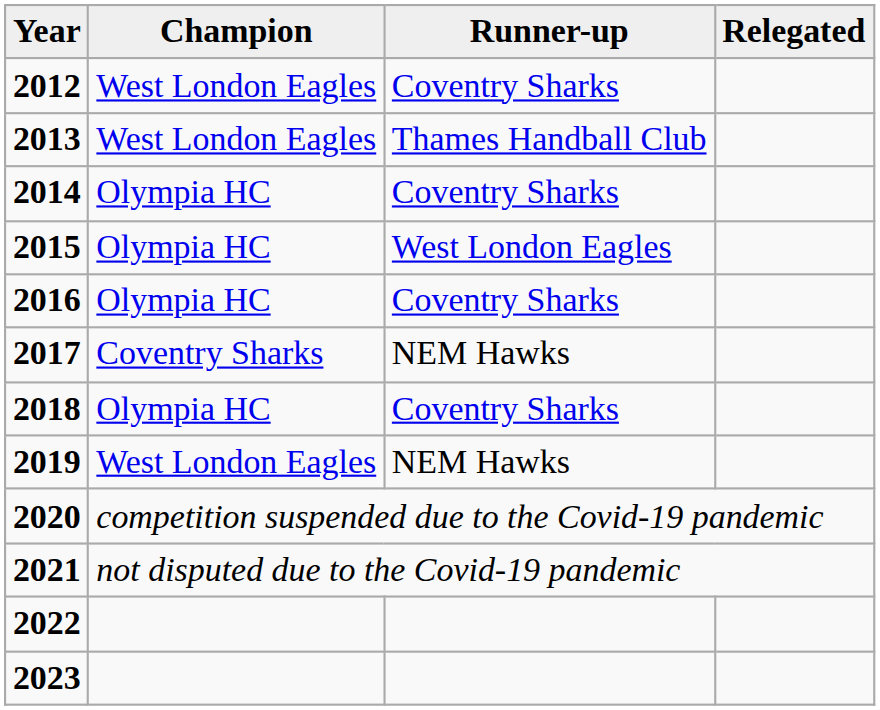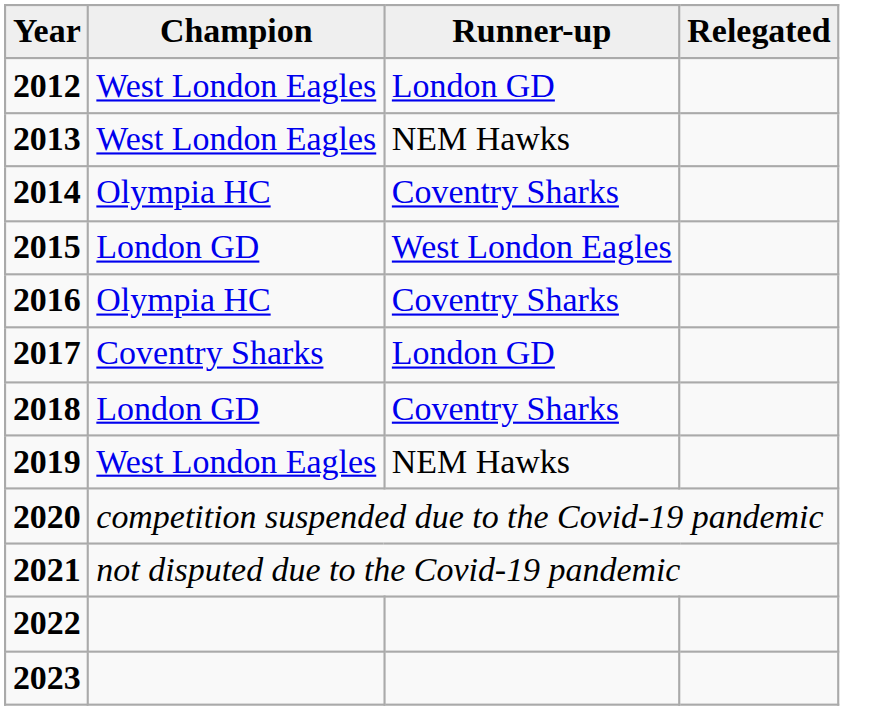(505, 85) Coventry Sharks -> (473, 85) London GD
(549, 138) Thames Handball Club -> (481, 138) NEM Hawks
(184, 246) Olympia HC -> (178, 246) London GD
(481, 354) NEM Hawks -> (473, 354) London GD
(184, 407) Olympia HC -> (178, 407) London GD
